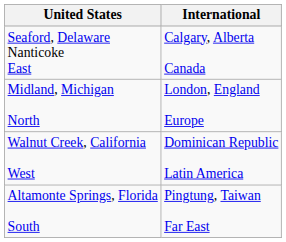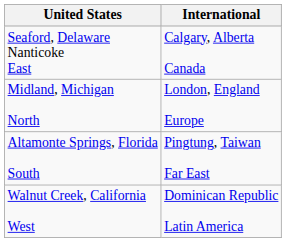rows swapped: (83, 211) <-> (77, 158)
